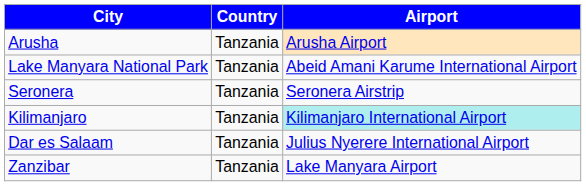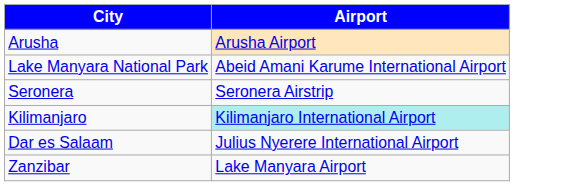- column: (247, 17)
